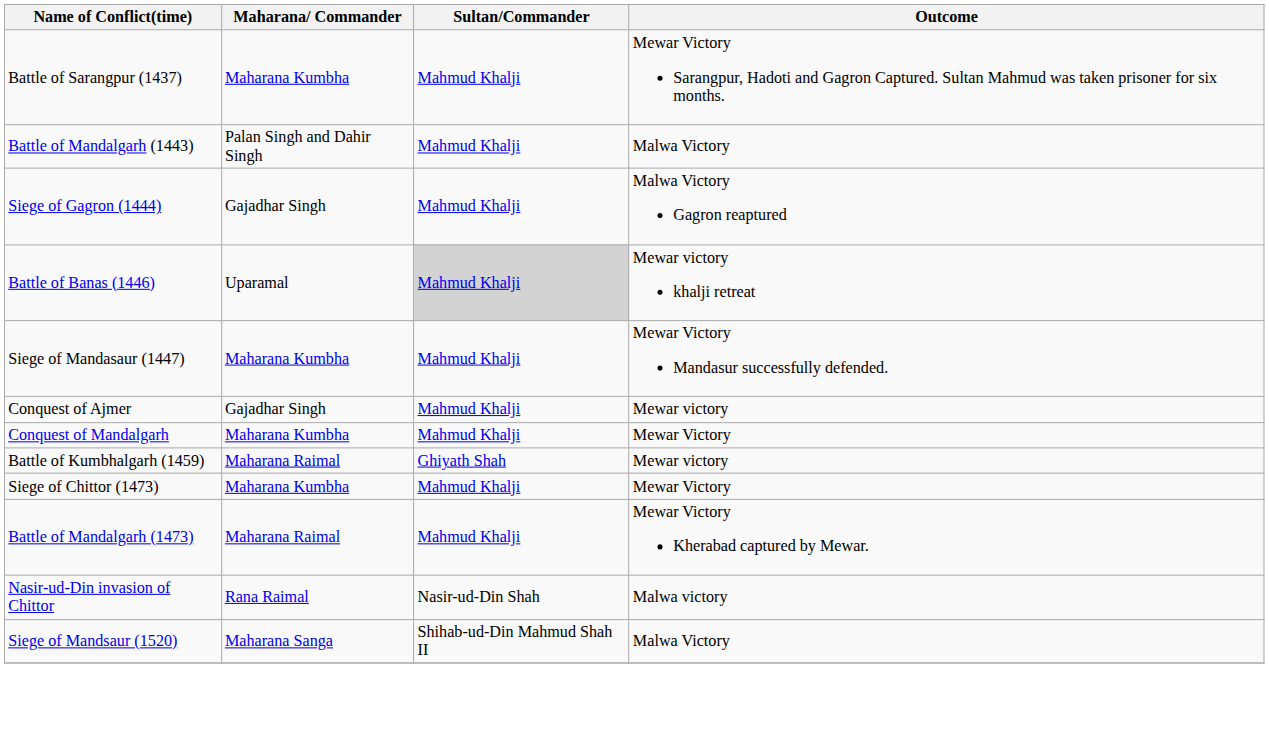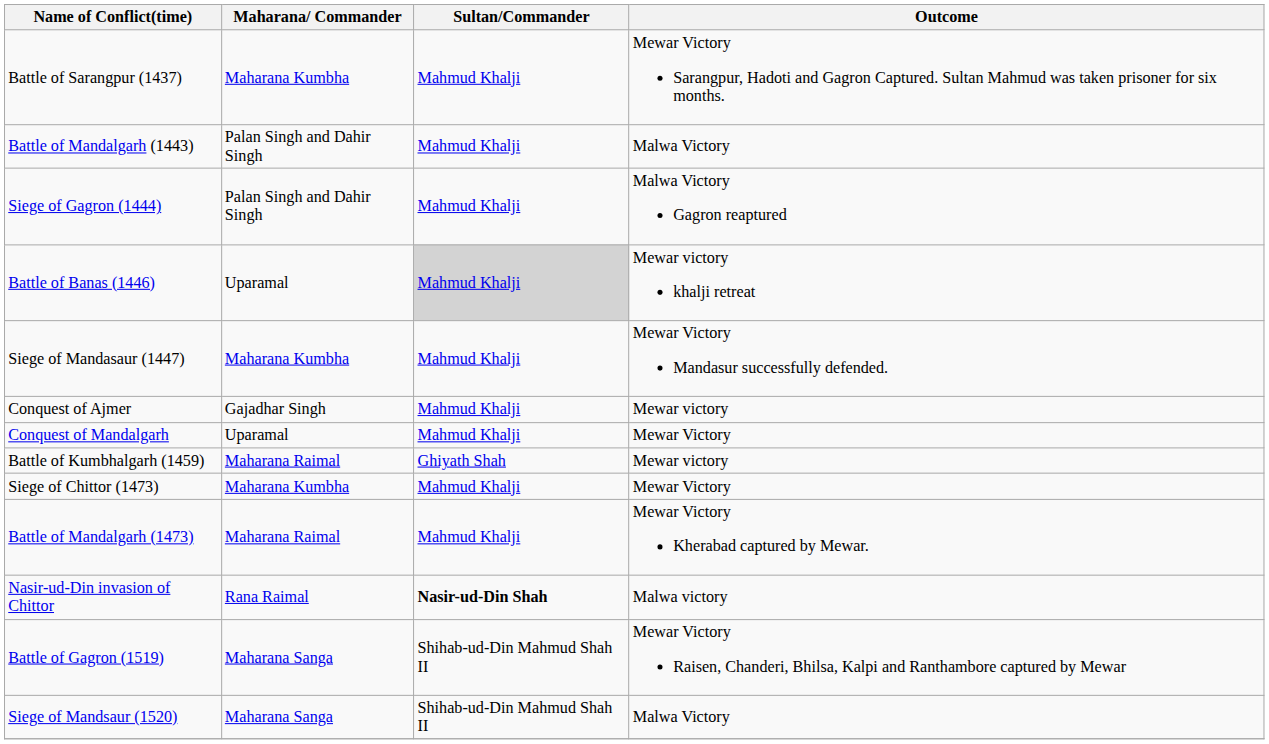(275, 206) Gajadhar Singh -> (298, 206) Palan Singh and Dahir Singh
(287, 435) Maharana Kumbha -> (257, 435) Uparamal
(479, 597) normal -> (483, 597) bold
+ row: (86, 657)
